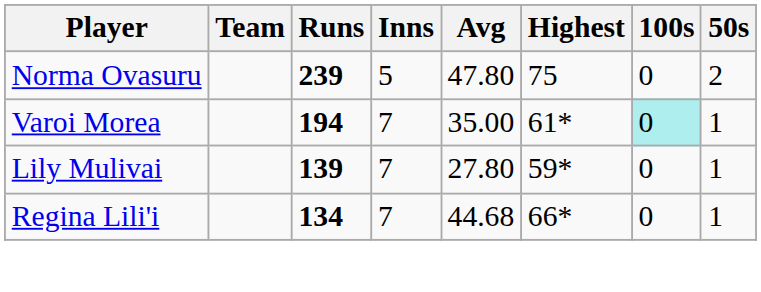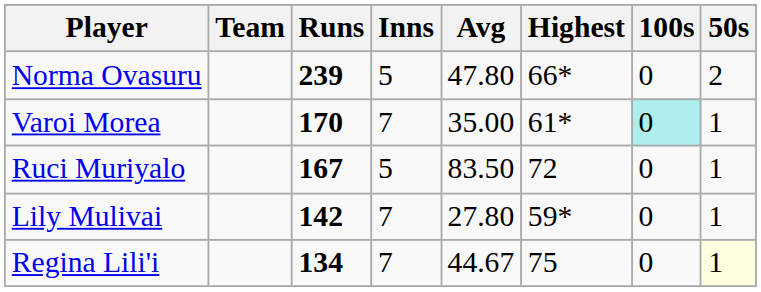(543, 74) 75 -> (550, 74) 66*
(321, 121) 194 -> (321, 121) 170
+ row: (98, 168)
(321, 168) 139 -> (321, 215) 142
(481, 215) 44.68 -> (481, 262) 44.67
(550, 215) 66* -> (543, 262) 75
(716, 215) no background -> (716, 262) lightyellow background
